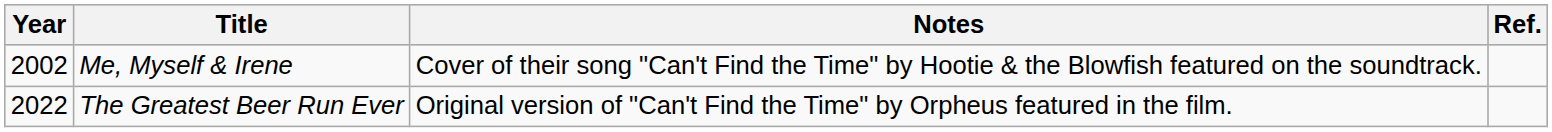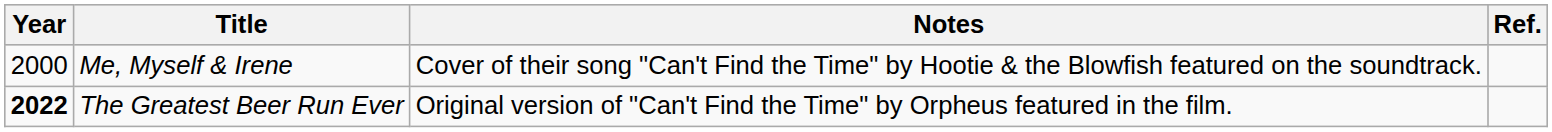(39, 65) 2002 -> (39, 65) 2000
(39, 106) normal -> (39, 106) bold
